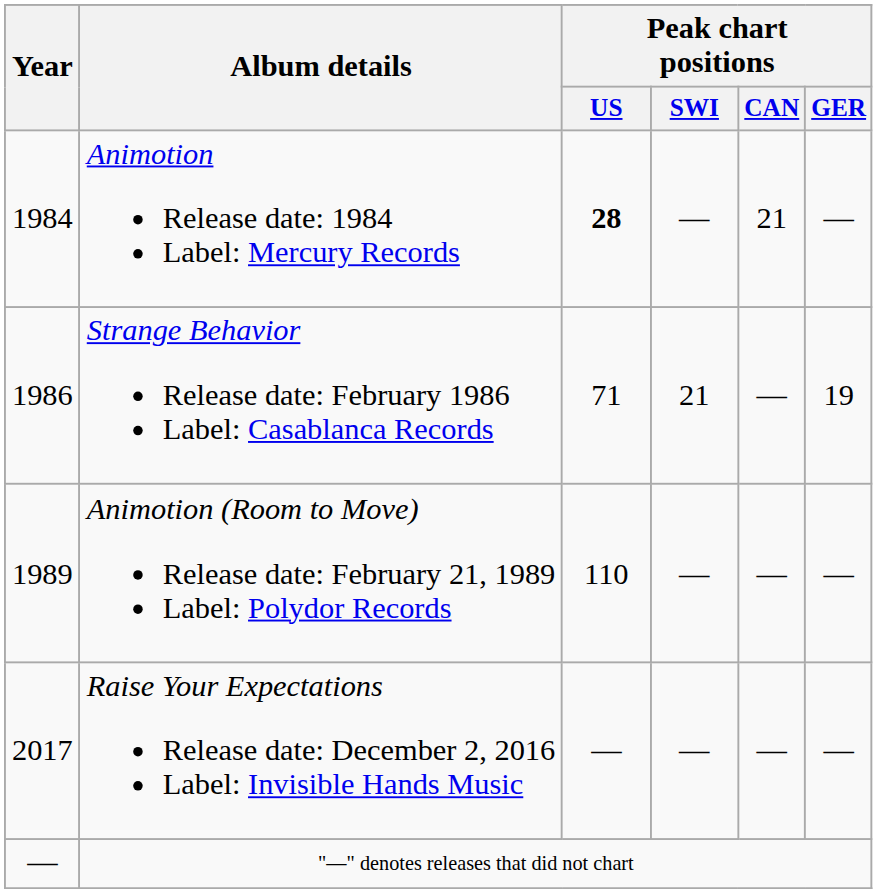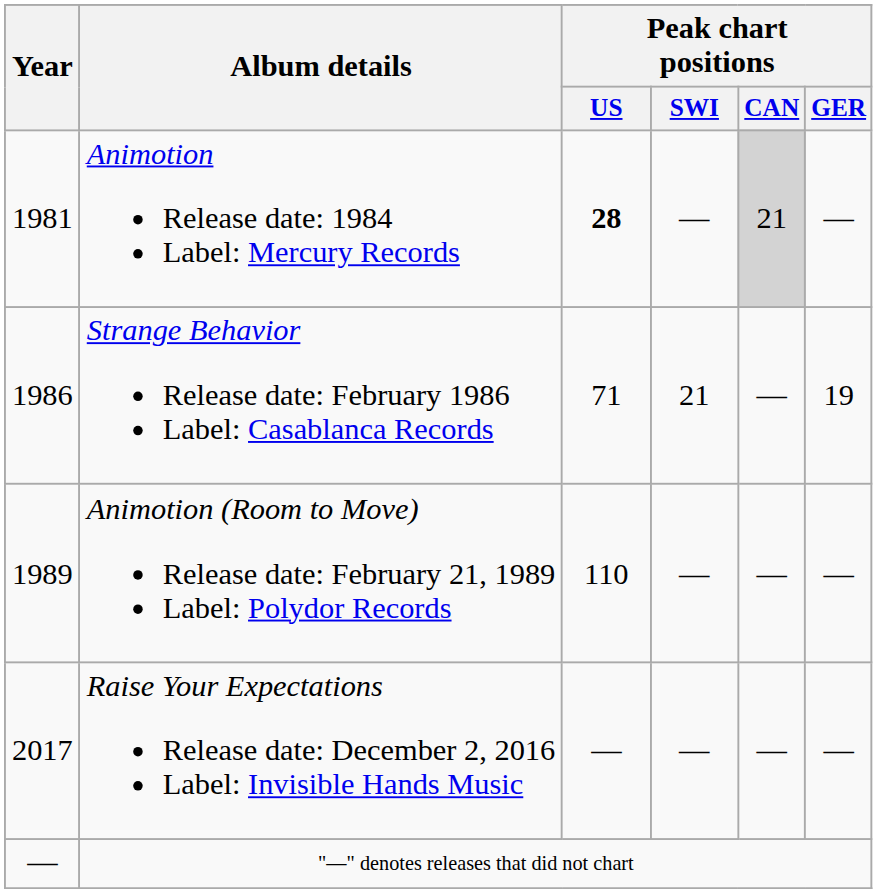(42, 218) 1984 -> (42, 218) 1981
(772, 218) no background -> (772, 218) lightgrey background
